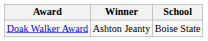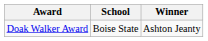columns swapped: (121, 12) <-> (178, 12)
